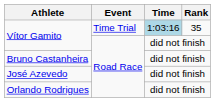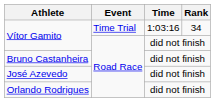(163, 28) lightblue background -> (163, 28) no background
(196, 28) 35 -> (196, 28) 34
